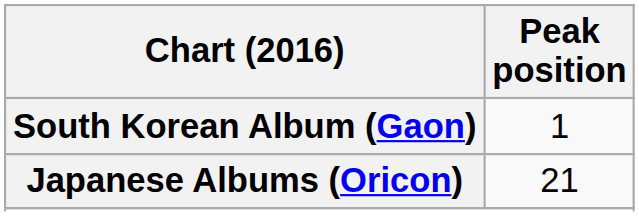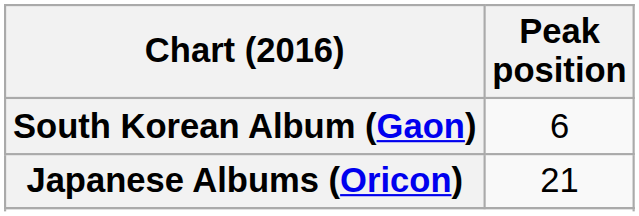(560, 125) 1 -> (560, 125) 6
